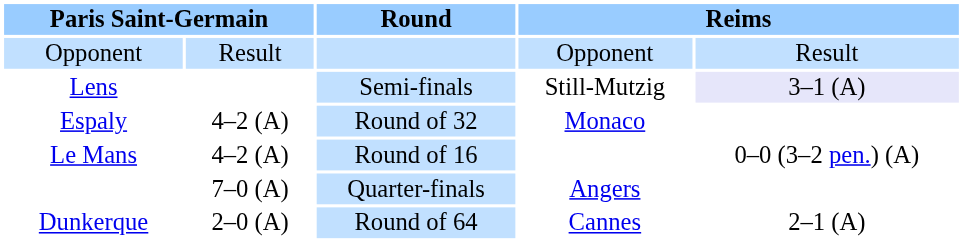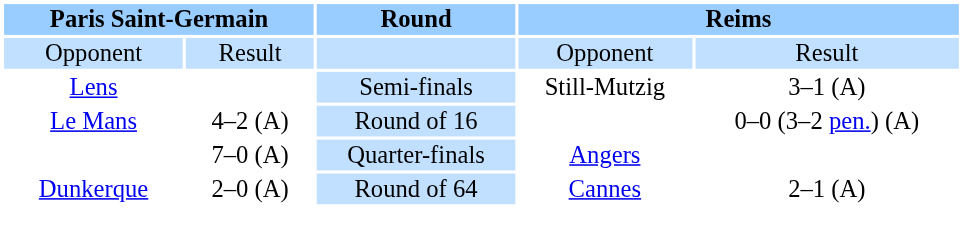(827, 86) lavender background -> (827, 86) no background
- row: (94, 120)
